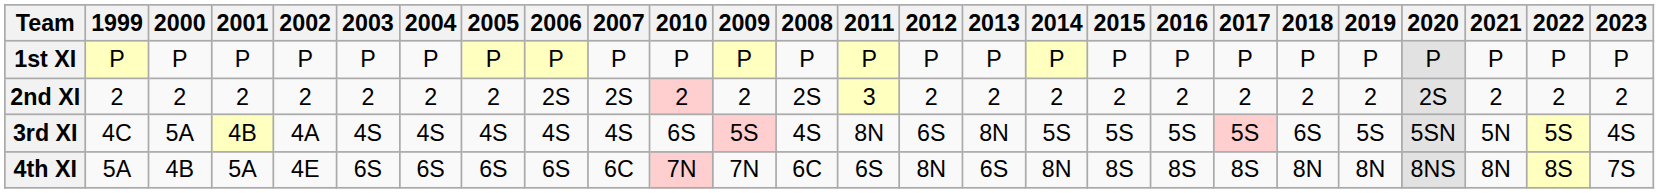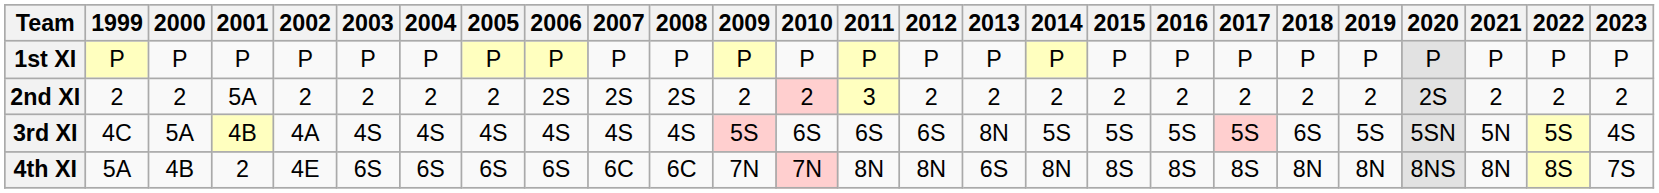columns swapped: (807, 23) <-> (682, 23)
(242, 96) 2 -> (242, 96) 5A
(869, 133) 8N -> (869, 133) 6S
(242, 169) 5A -> (242, 169) 2
(869, 169) 6S -> (869, 169) 8N
